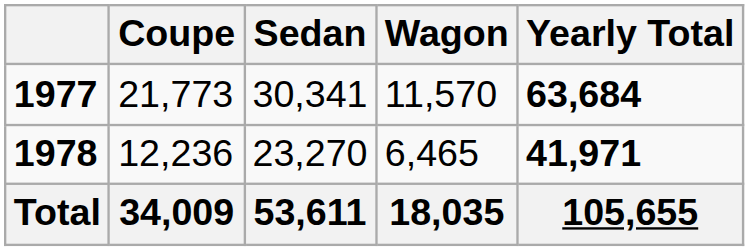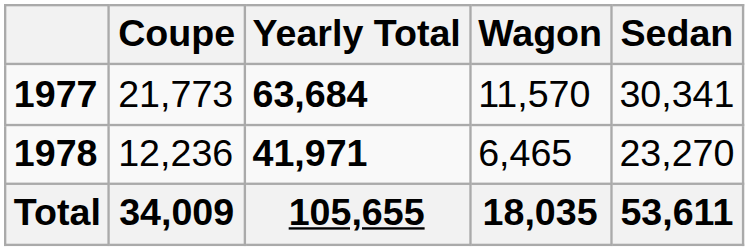columns swapped: (310, 34) <-> (630, 34)
